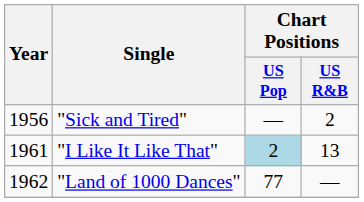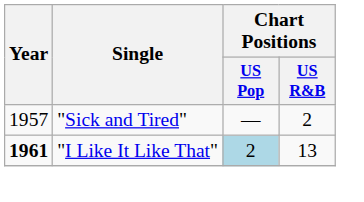(29, 119) 1956 -> (29, 119) 1957
(29, 150) normal -> (29, 150) bold
- row: (149, 181)
